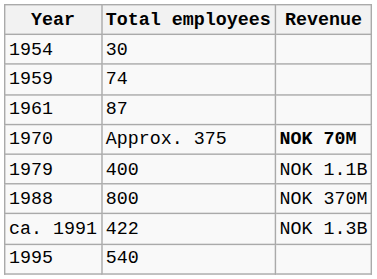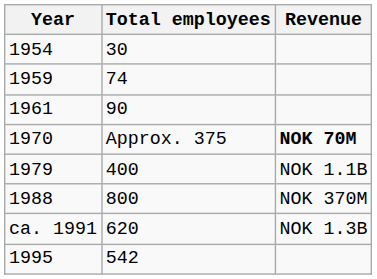(117, 109) 87 -> (117, 109) 90
(122, 229) 422 -> (122, 229) 620
(122, 259) 540 -> (122, 259) 542
